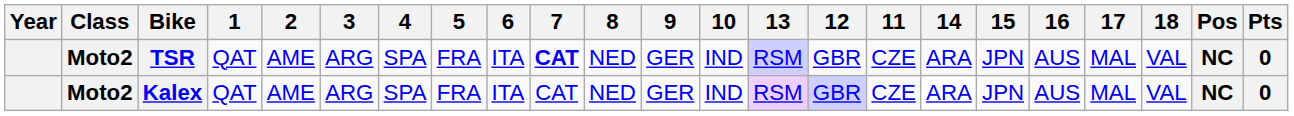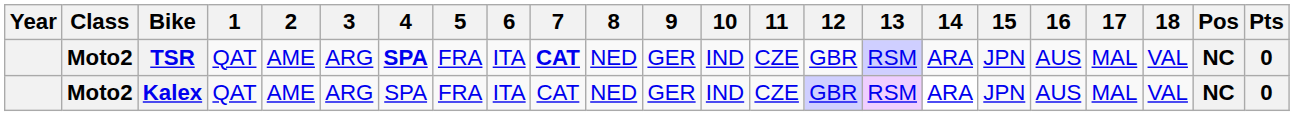columns swapped: (894, 22) <-> (778, 22)
(405, 57) normal -> (406, 57) bold
